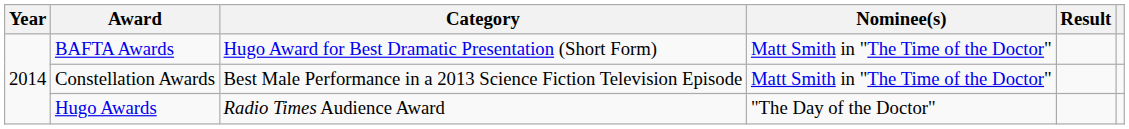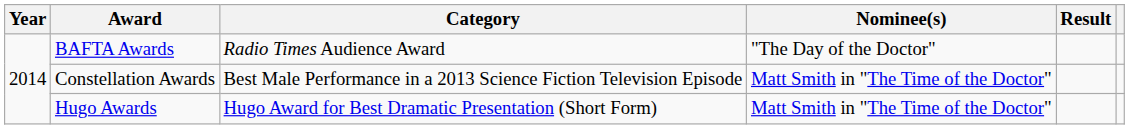(440, 49) Hugo Award for Best Dramatic Presentation (Short Form) -> (334, 49) Radio Times Audience Award
(901, 49) Matt Smith in "The Time of the Doctor" -> (843, 49) "The Day of the Doctor"
(334, 108) Radio Times Audience Award -> (440, 108) Hugo Award for Best Dramatic Presentation (Short Form)
(843, 108) "The Day of the Doctor" -> (901, 108) Matt Smith in "The Time of the Doctor"
